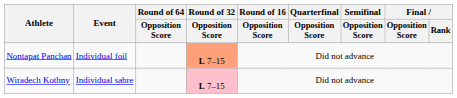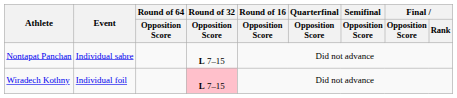(101, 56) Individual foil -> (105, 56) Individual sabre
(212, 61) lightsalmon background -> (212, 61) no background
(105, 81) Individual sabre -> (101, 81) Individual foil
